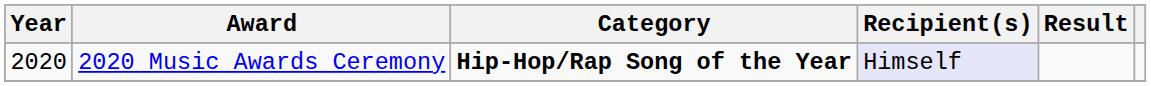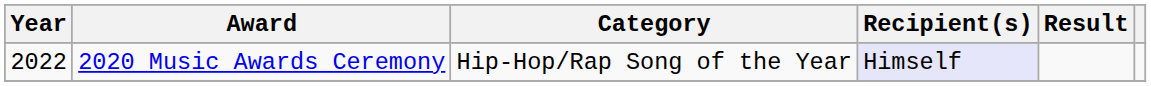(39, 62) 2020 -> (39, 62) 2022
(654, 62) bold -> (654, 62) normal
